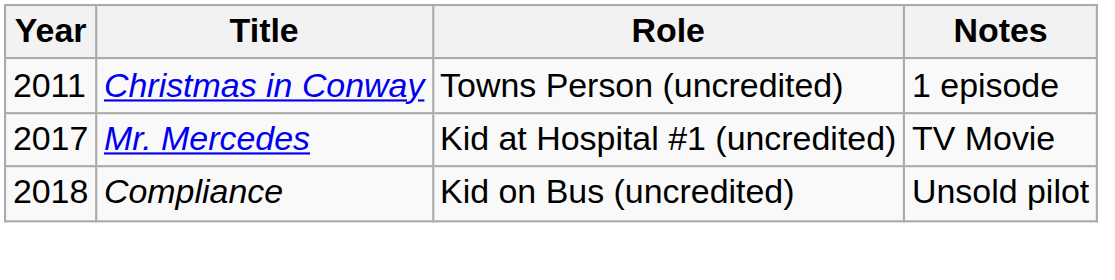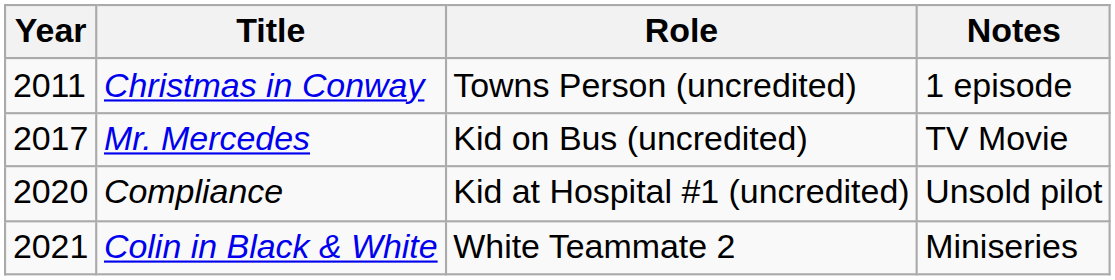(668, 138) Kid at Hospital #1 (uncredited) -> (631, 138) Kid on Bus (uncredited)
(51, 192) 2018 -> (51, 192) 2020
(617, 192) Kid on Bus (uncredited) -> (681, 192) Kid at Hospital #1 (uncredited)
+ row: (271, 246)
